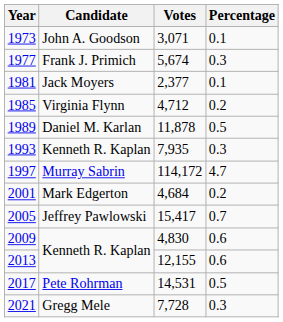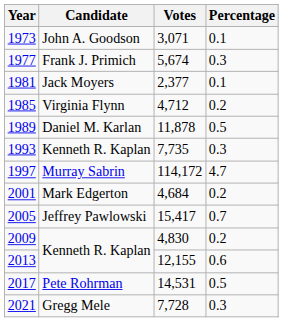(173, 149) 7,935 -> (173, 149) 7,735
(218, 238) 0.6 -> (218, 238) 0.2
